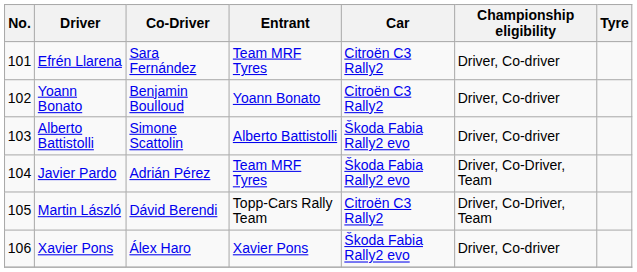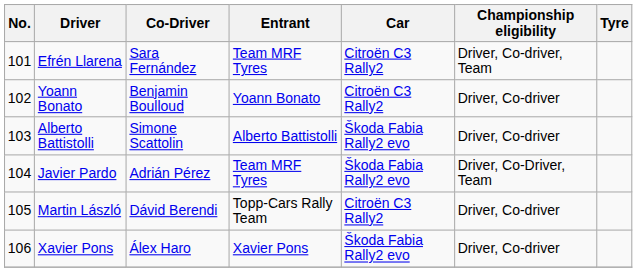(509, 60) Driver, Co-driver -> (510, 60) Driver, Co-driver, Team
(511, 211) Driver, Co-Driver, Team -> (509, 211) Driver, Co-driver
